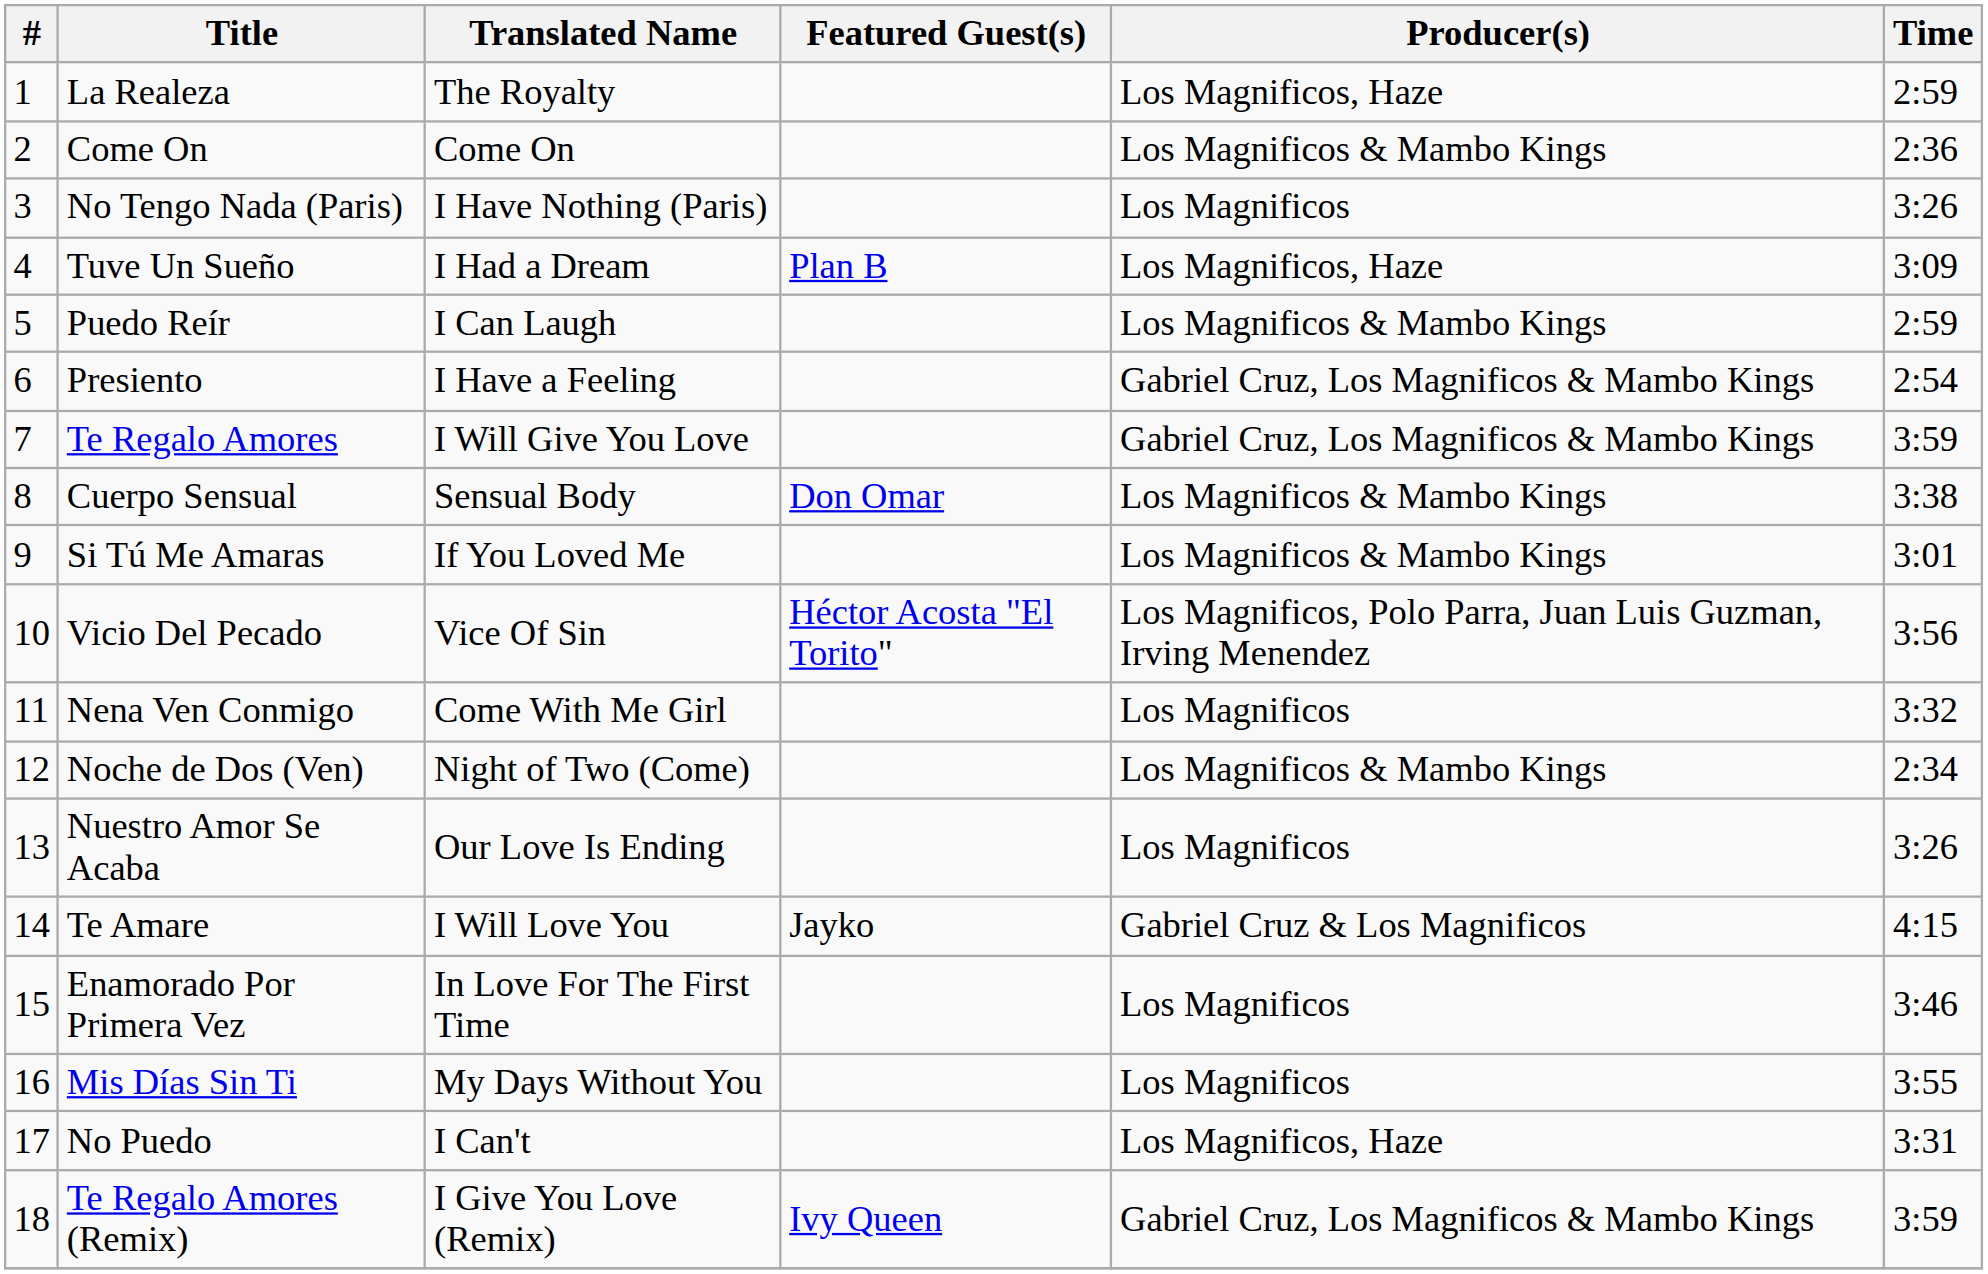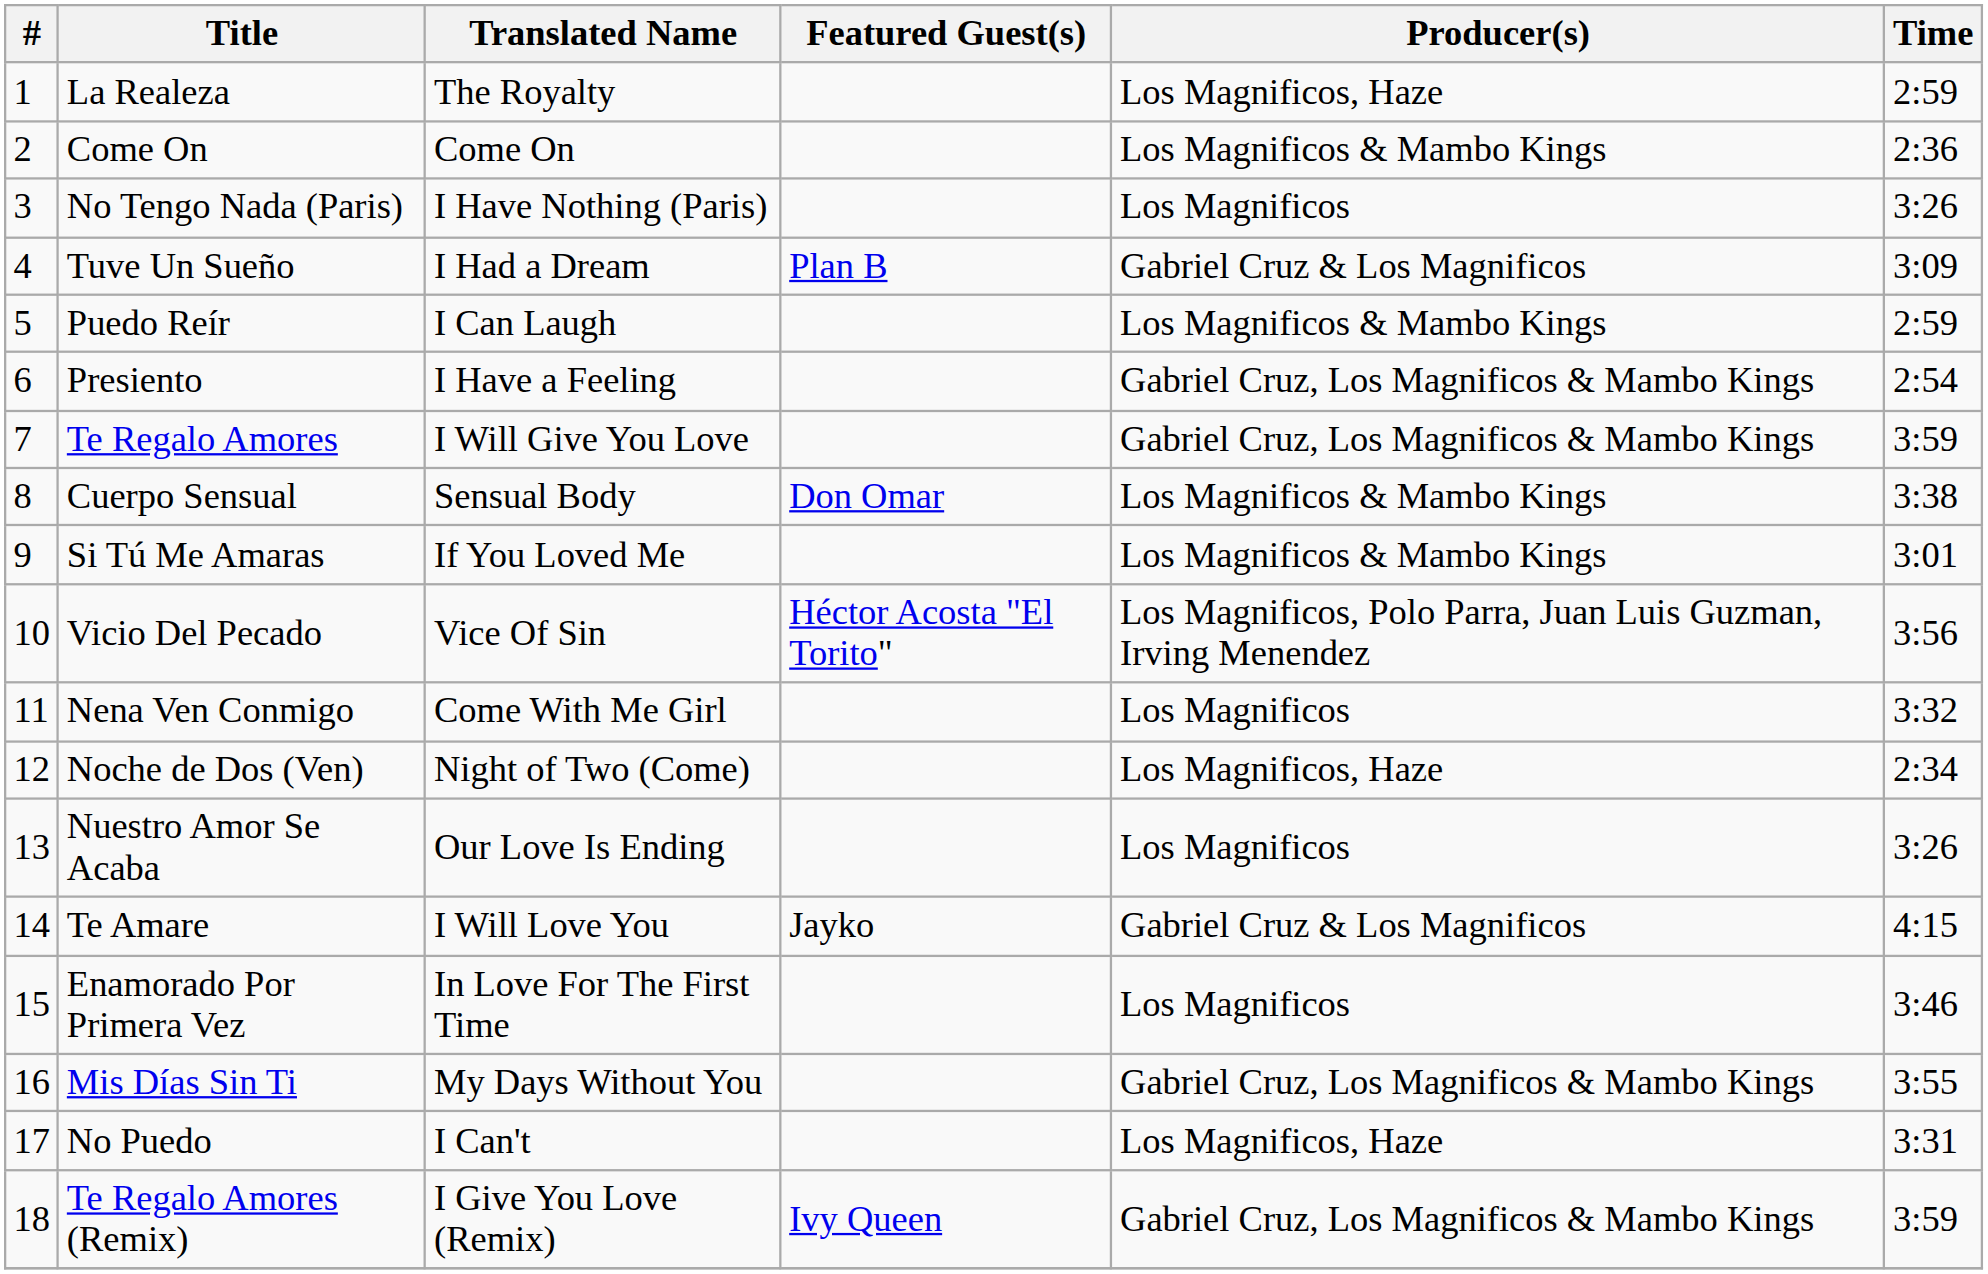(1282, 264) Los Magnificos, Haze -> (1353, 264) Gabriel Cruz & Los Magnificos
(1363, 768) Los Magnificos & Mambo Kings -> (1282, 768) Los Magnificos, Haze
(1235, 1082) Los Magnificos -> (1467, 1082) Gabriel Cruz, Los Magnificos & Mambo Kings
